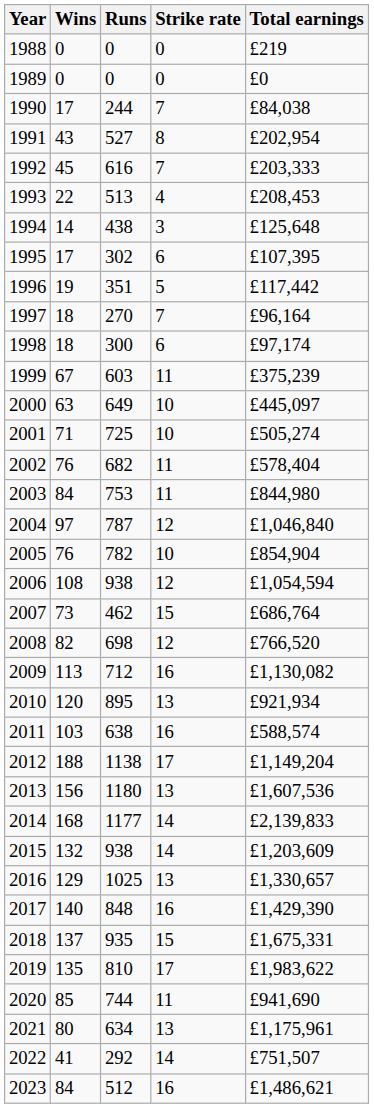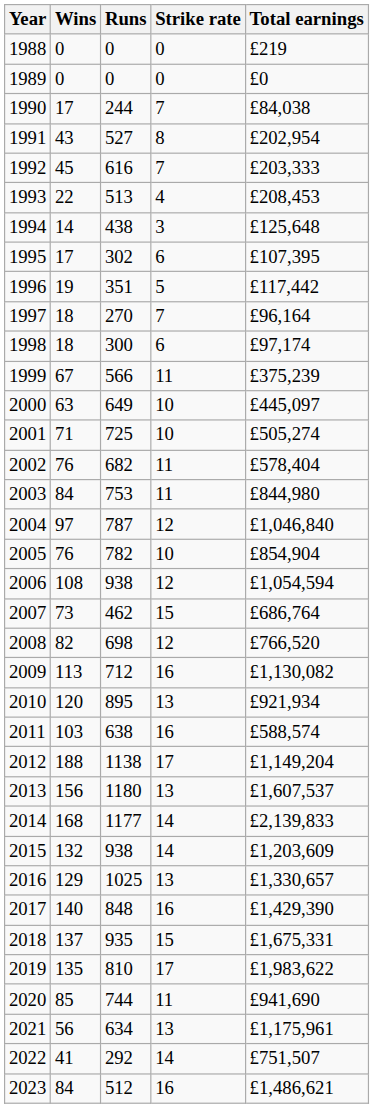(119, 375) 603 -> (119, 375) 566
(292, 791) £1,607,536 -> (292, 791) £1,607,537
(64, 1028) 80 -> (64, 1028) 56
